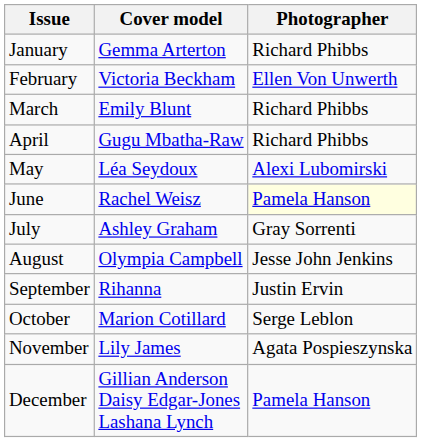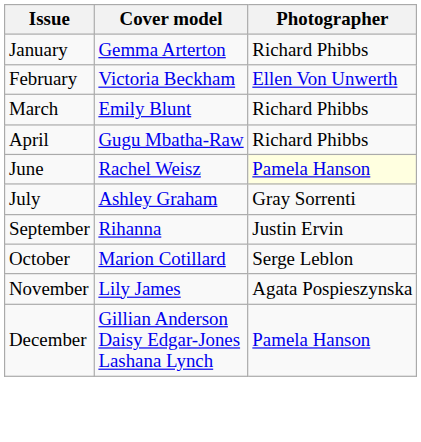- row: (26, 169)
- row: (36, 259)
